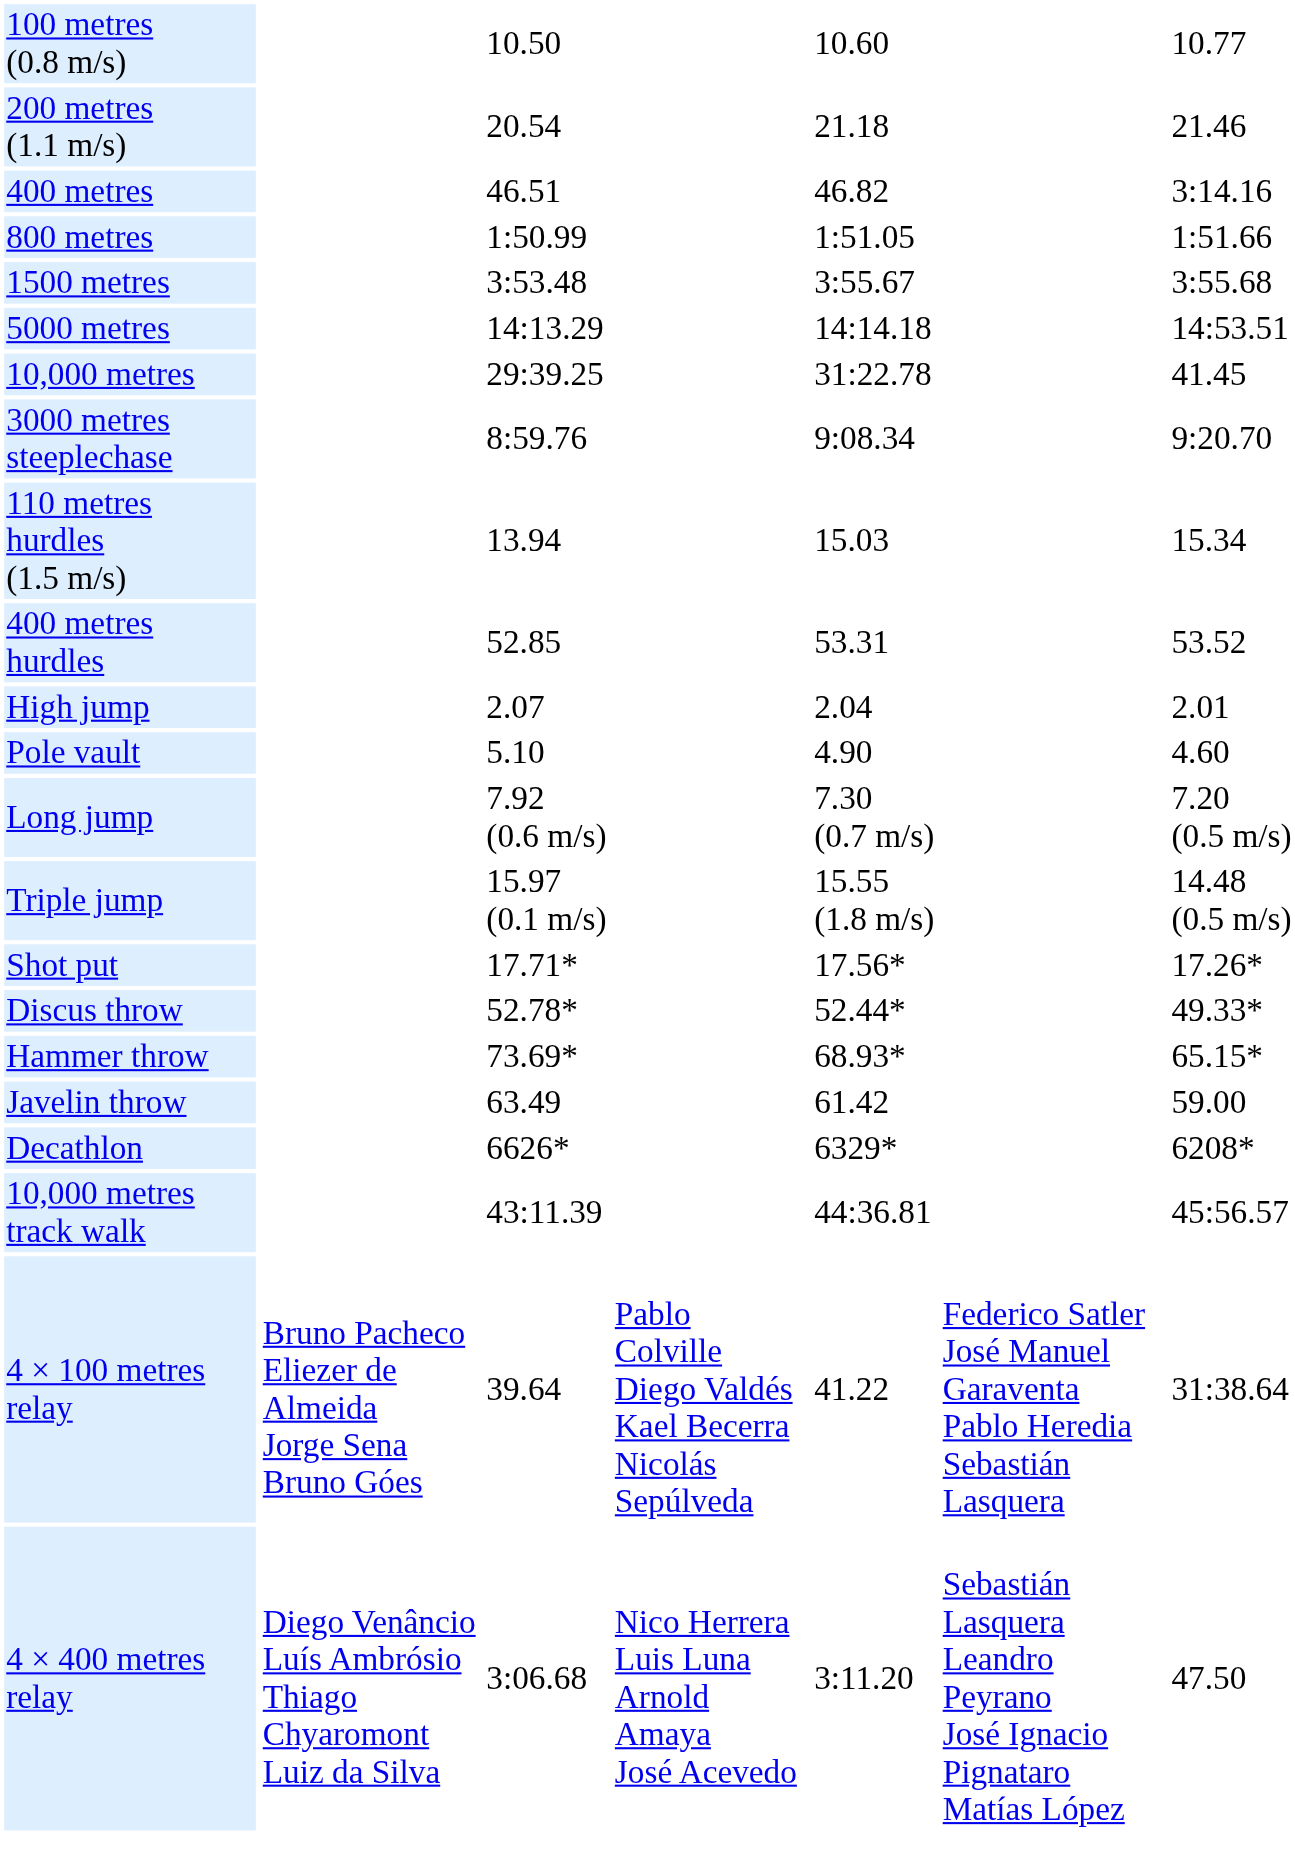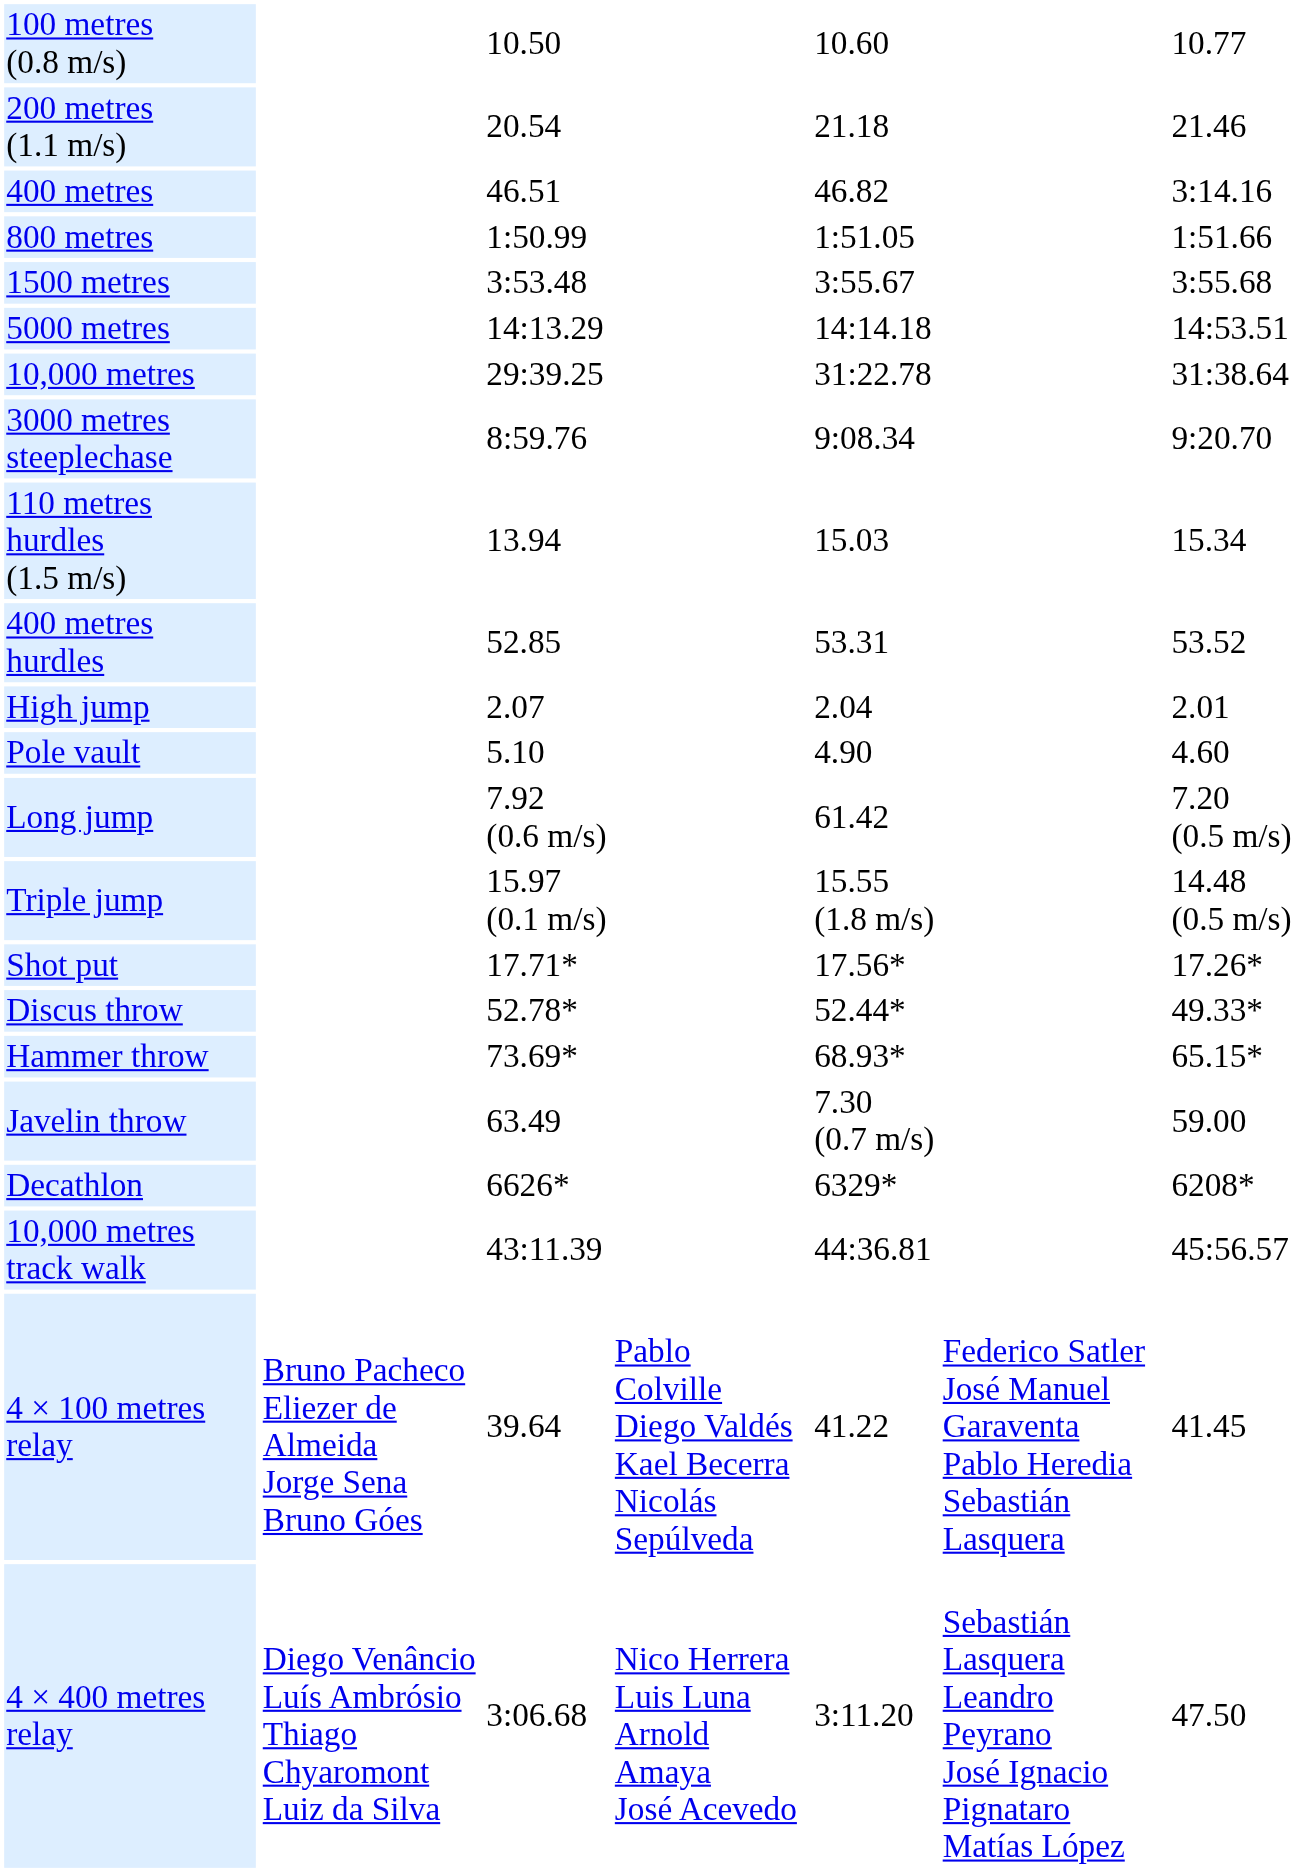(1209, 373) 41.45 -> (1230, 373) 31:38.64
(874, 816) 7.30 (0.7 m/s) -> (852, 816) 61.42
(852, 1101) 61.42 -> (874, 1120) 7.30 (0.7 m/s)
(1230, 1388) 31:38.64 -> (1209, 1426) 41.45
